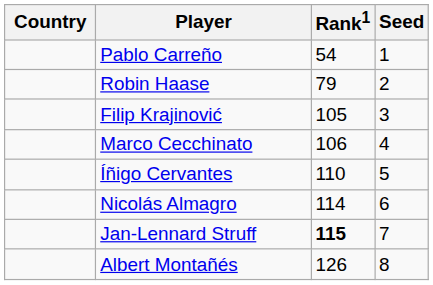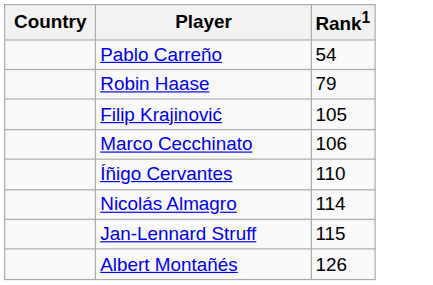- column: (402, 22)
(331, 234) bold -> (331, 234) normal
